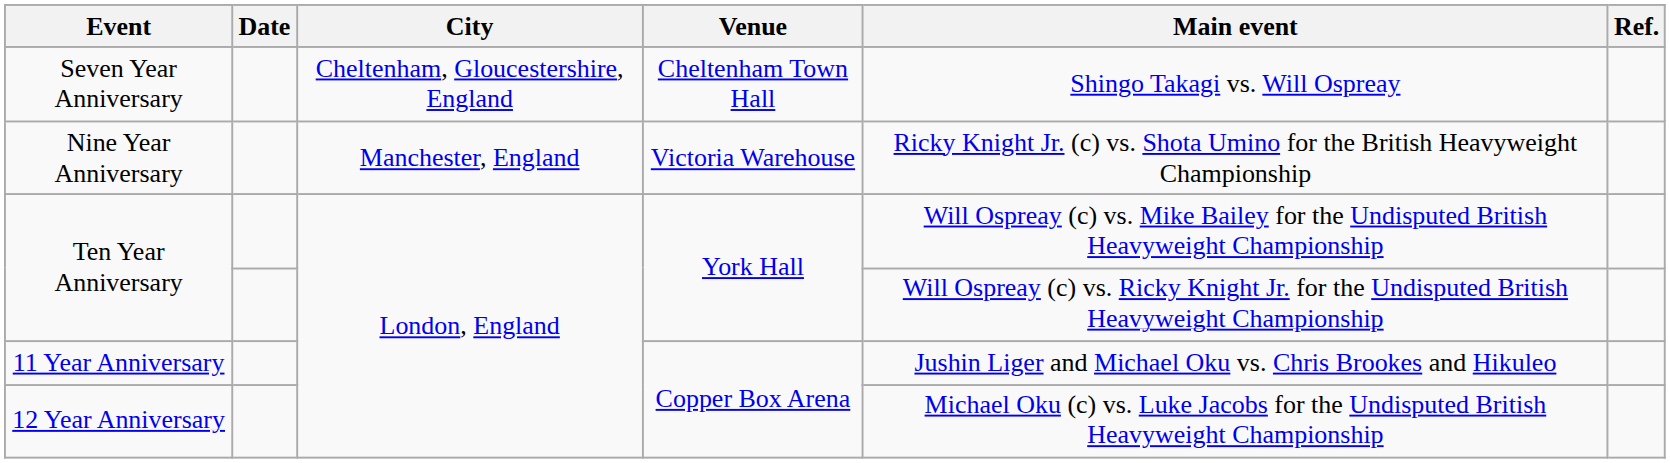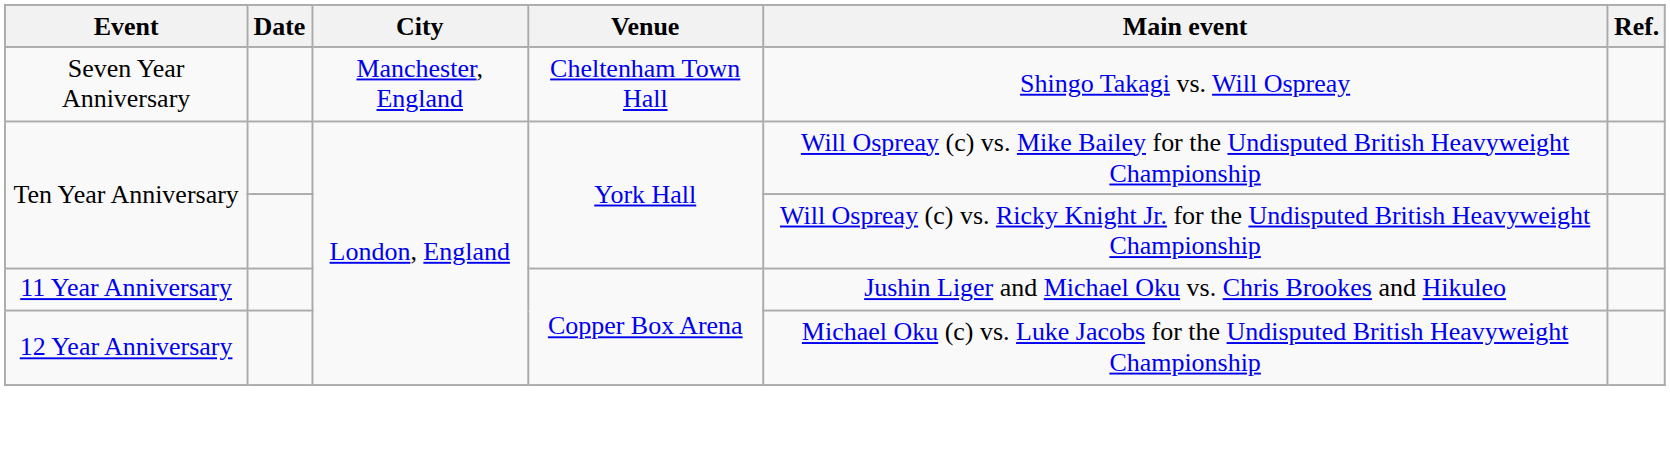(470, 83) Cheltenham, Gloucestershire, England -> (420, 83) Manchester, England
- row: (119, 157)
